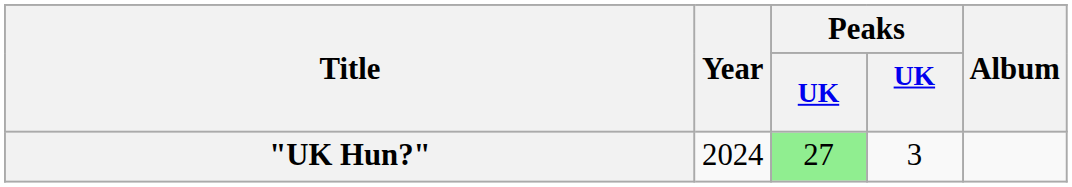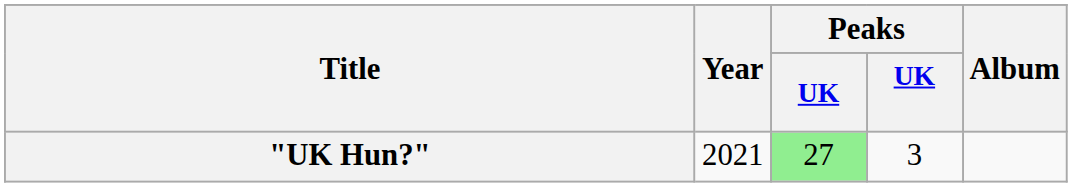(733, 155) 2024 -> (733, 155) 2021
